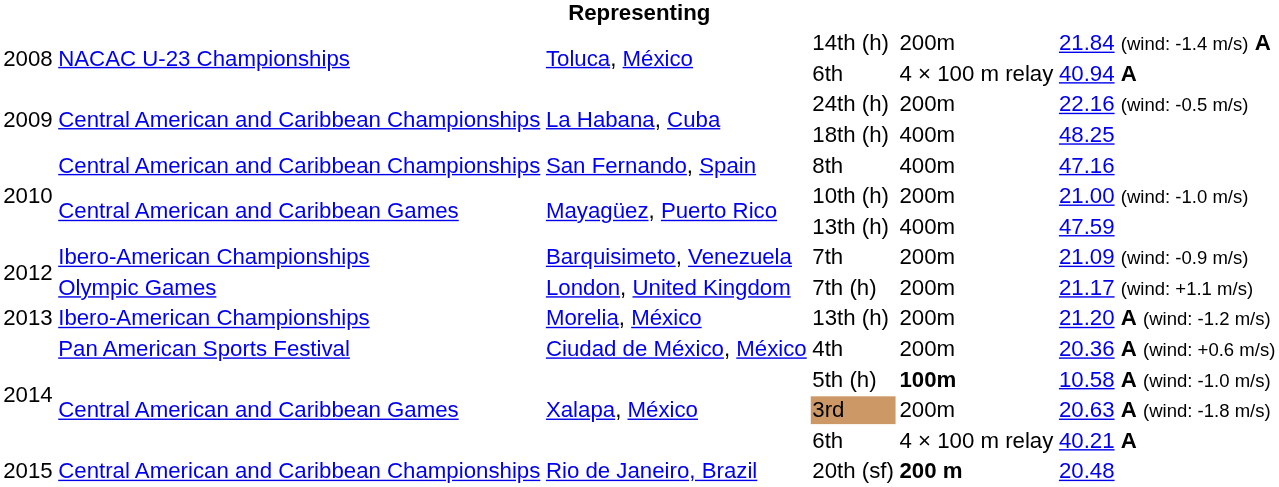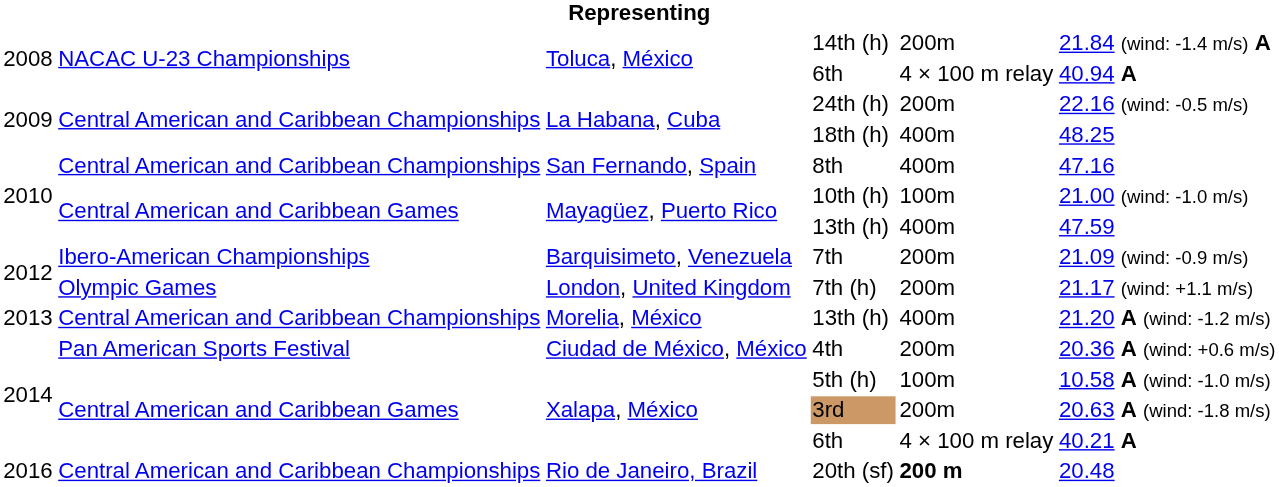(927, 195) 200m -> (927, 195) 100m
(214, 318) Ibero-American Championships -> (299, 318) Central American and Caribbean Championships
(927, 318) 200m -> (927, 318) 400m
(928, 379) bold -> (927, 379) normal
(28, 471) 2015 -> (28, 471) 2016
